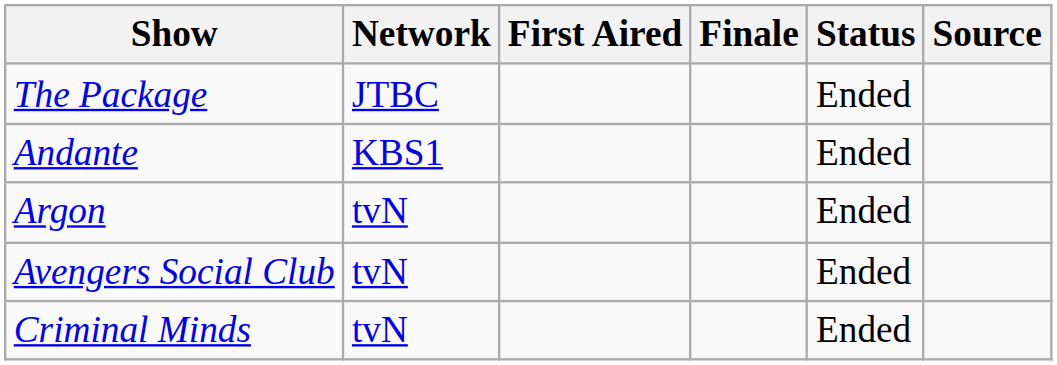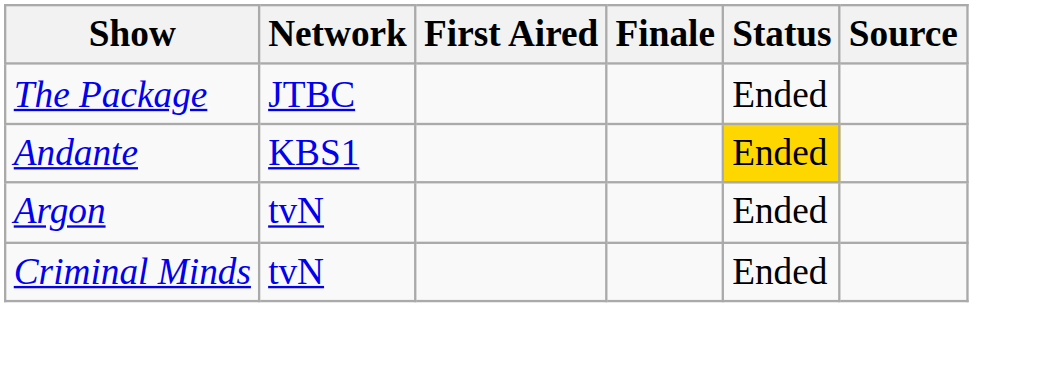(864, 152) no background -> (780, 152) gold background
- row: (174, 270)
